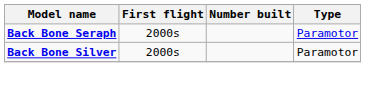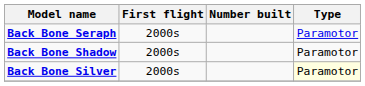+ row: (62, 52)
(327, 52) no background -> (327, 71) lightyellow background
